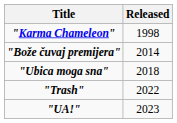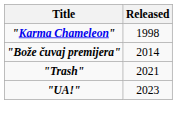- row: (64, 71)
(148, 90) 2022 -> (148, 71) 2021
